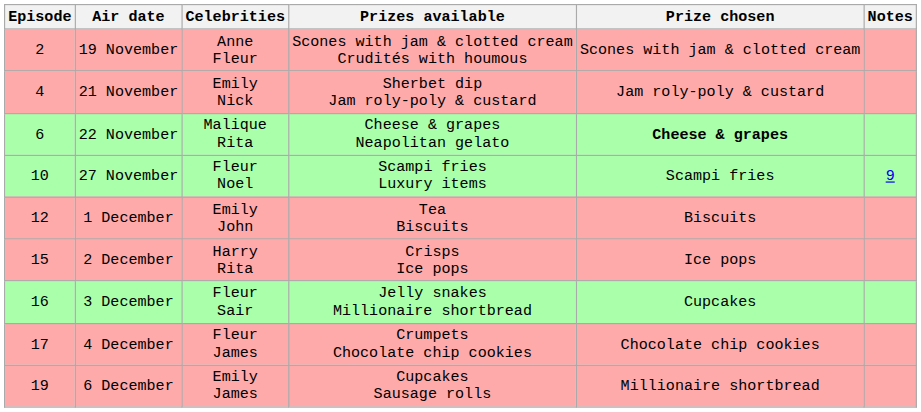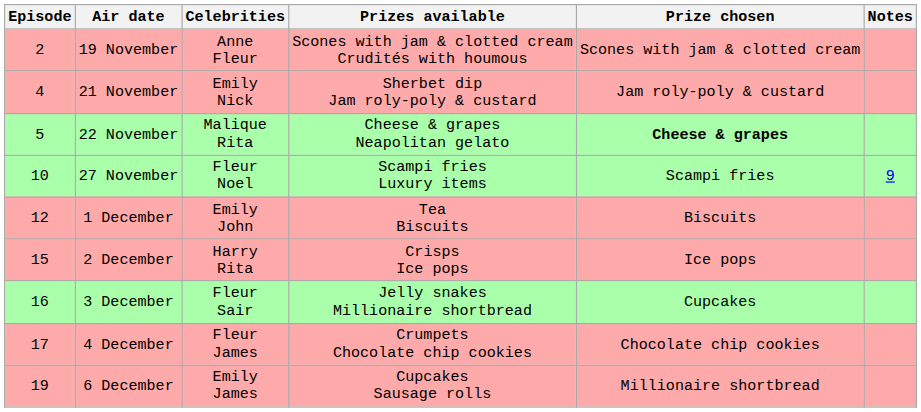(40, 134) 6 -> (40, 134) 5
